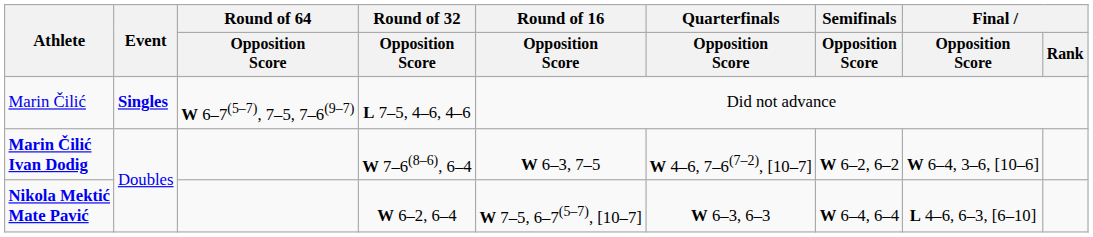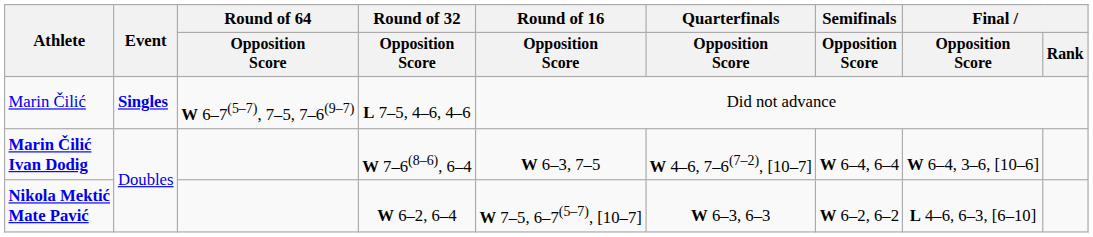(859, 164) W 6–2, 6–2 -> (859, 164) W 6–4, 6–4
(859, 216) W 6–4, 6–4 -> (859, 216) W 6–2, 6–2
